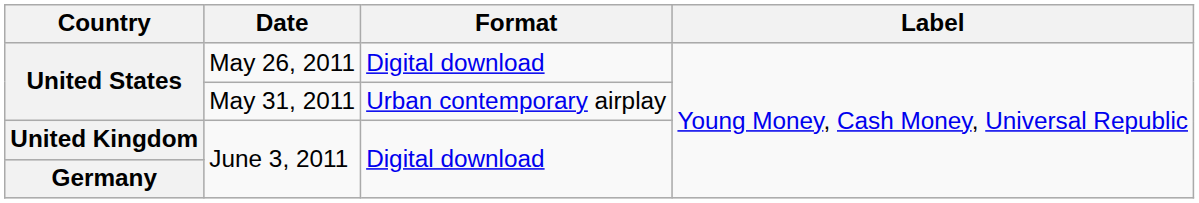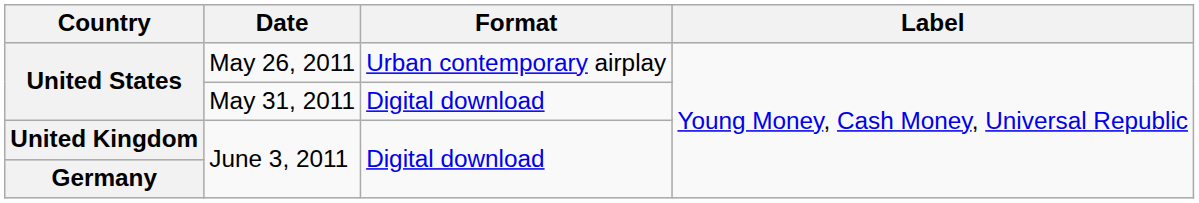(455, 62) Digital download -> (516, 62) Urban contemporary airplay
(516, 100) Urban contemporary airplay -> (455, 100) Digital download
